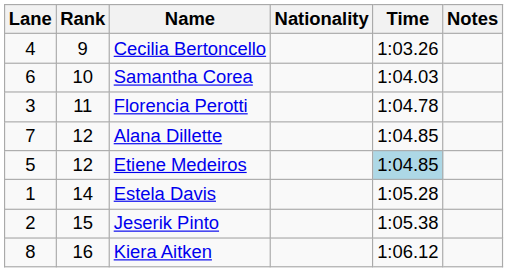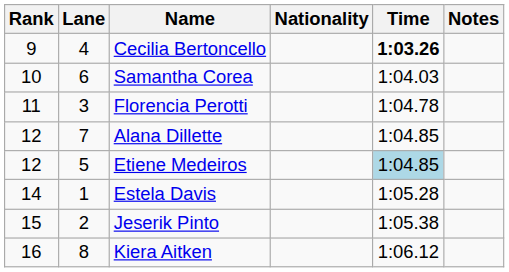columns swapped: (83, 19) <-> (30, 19)
(408, 48) normal -> (408, 48) bold
